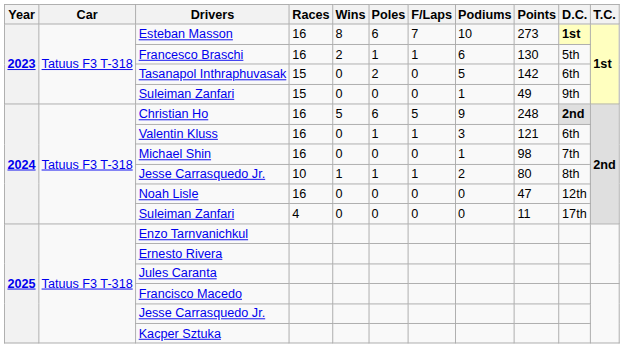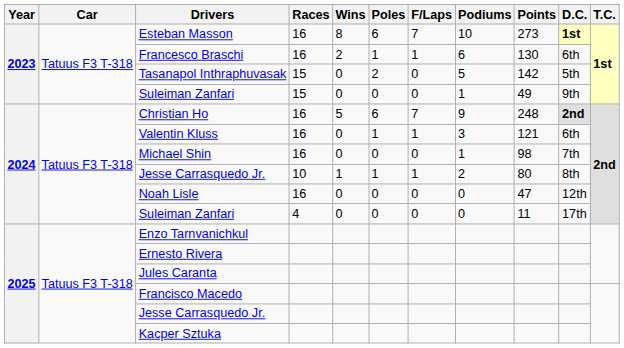(571, 54) 5th -> (571, 54) 6th
(571, 74) 6th -> (571, 74) 5th
(415, 114) 5 -> (415, 114) 7
